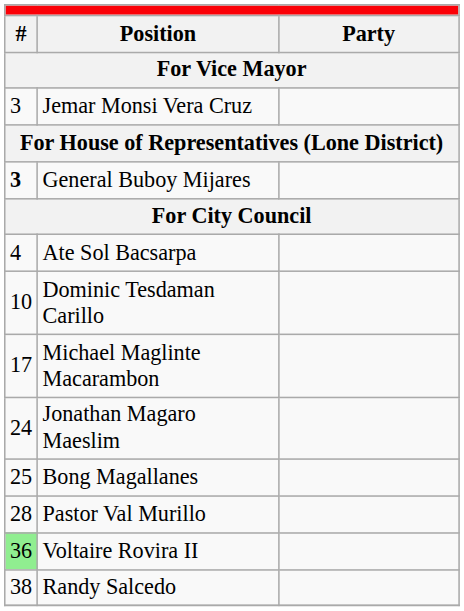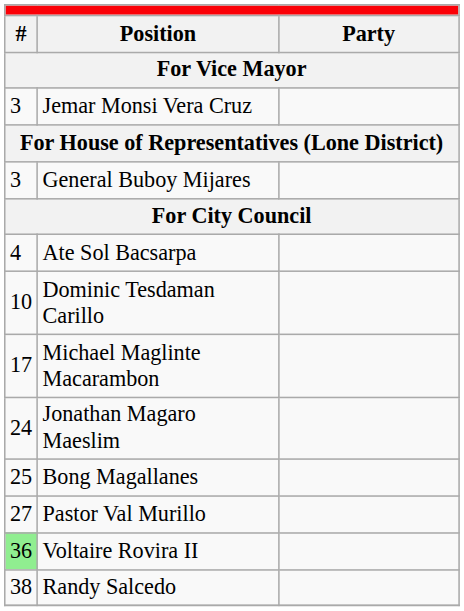(16, 179) bold -> (16, 179) normal
(21, 514) 28 -> (21, 514) 27
